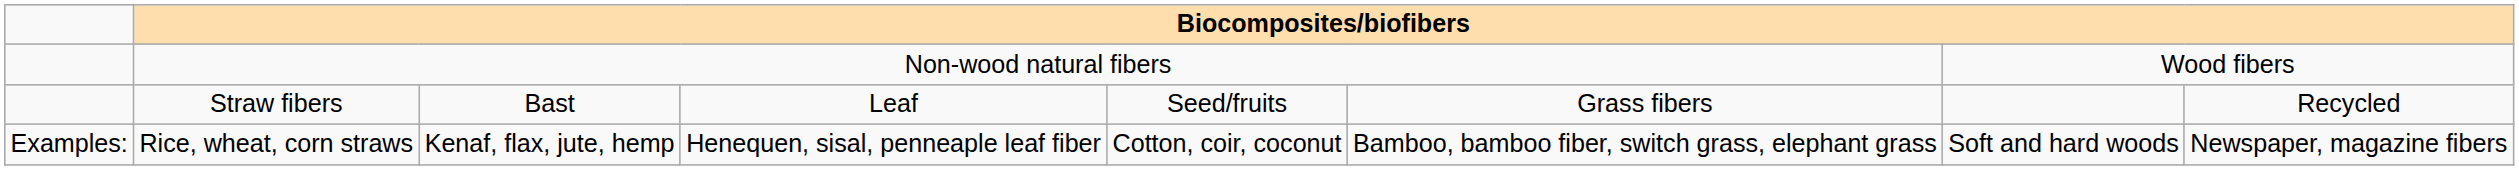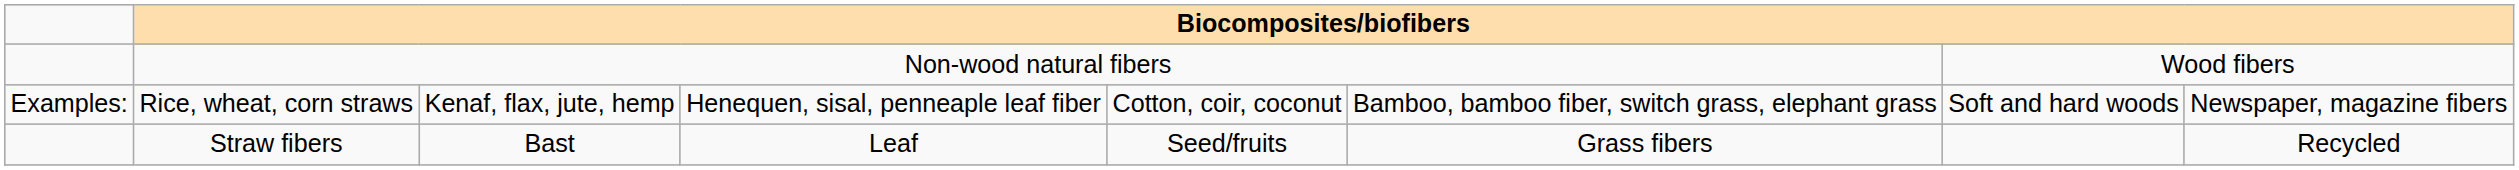rows swapped: (276, 104) <-> (276, 143)
